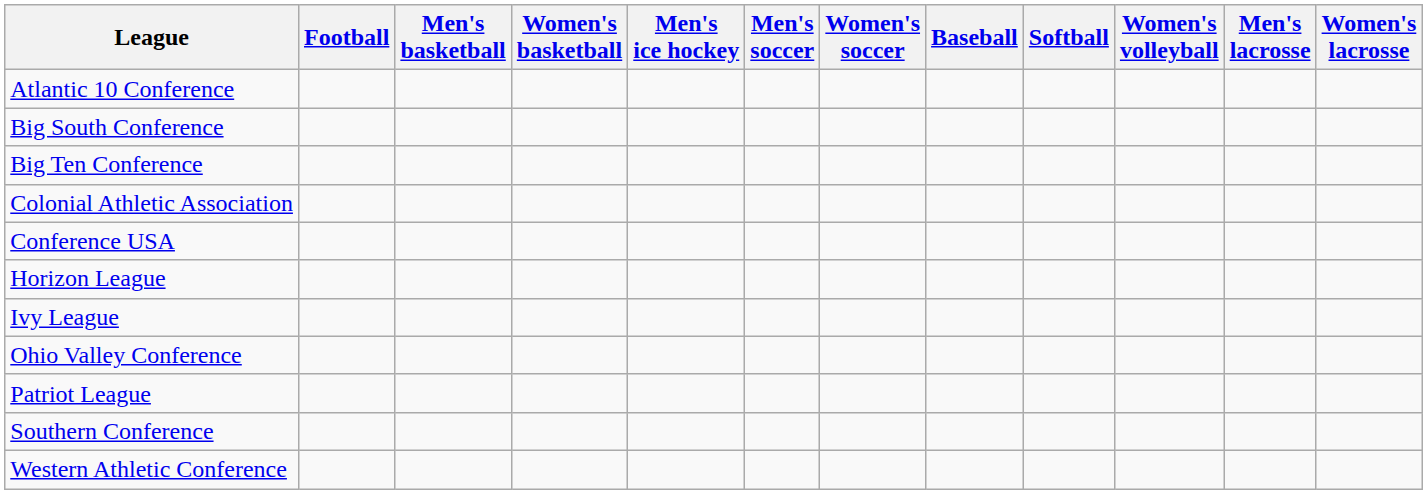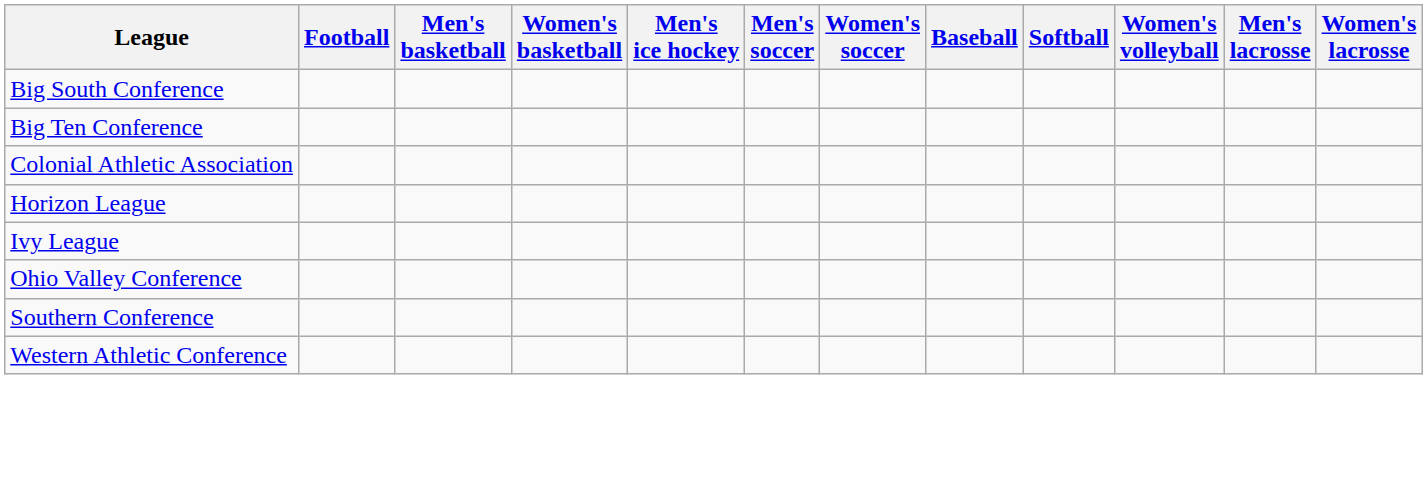- row: (122, 88)
- row: (93, 240)
- row: (81, 393)
